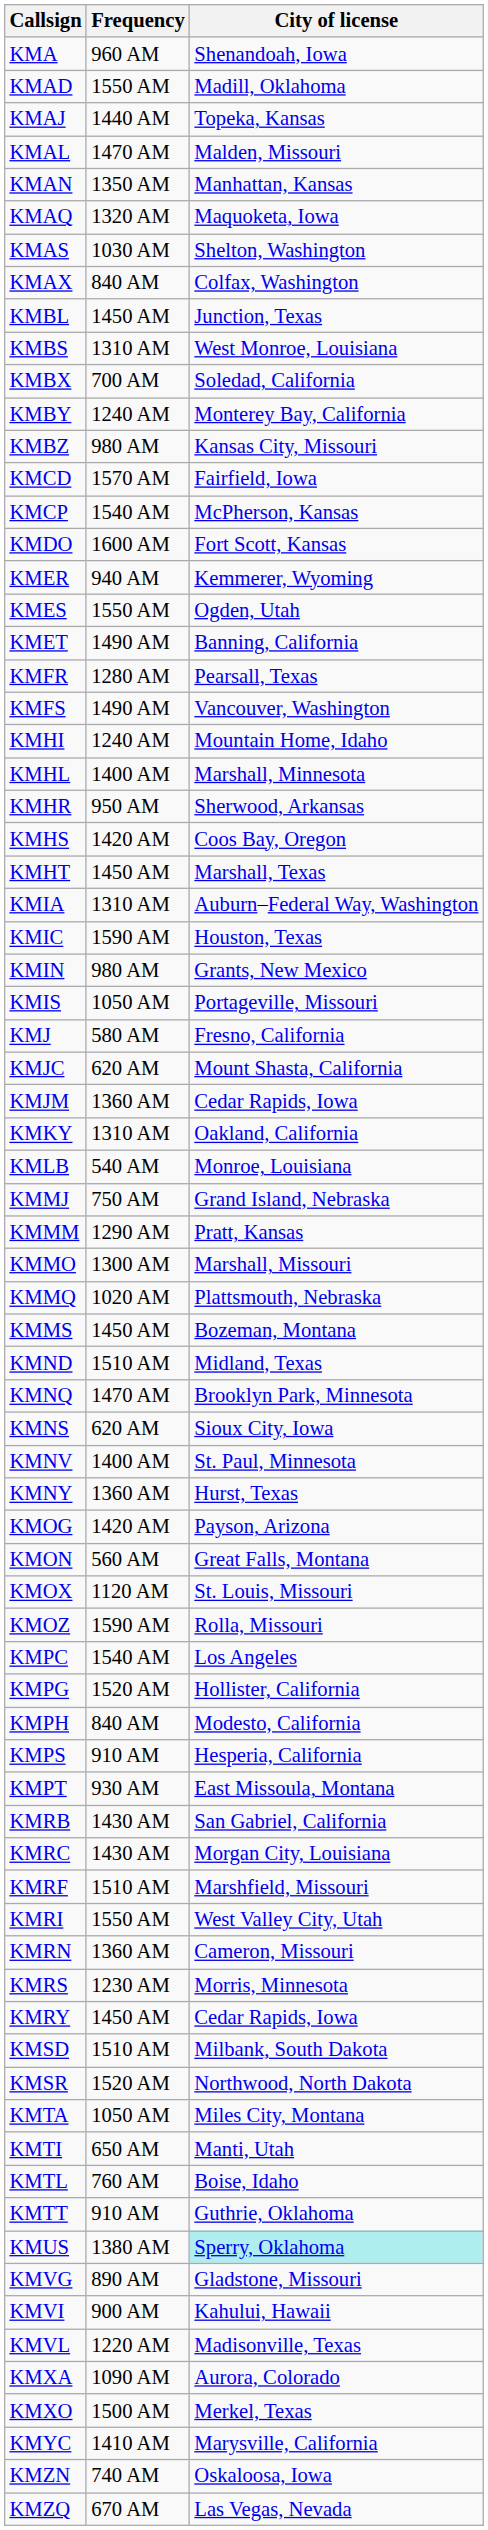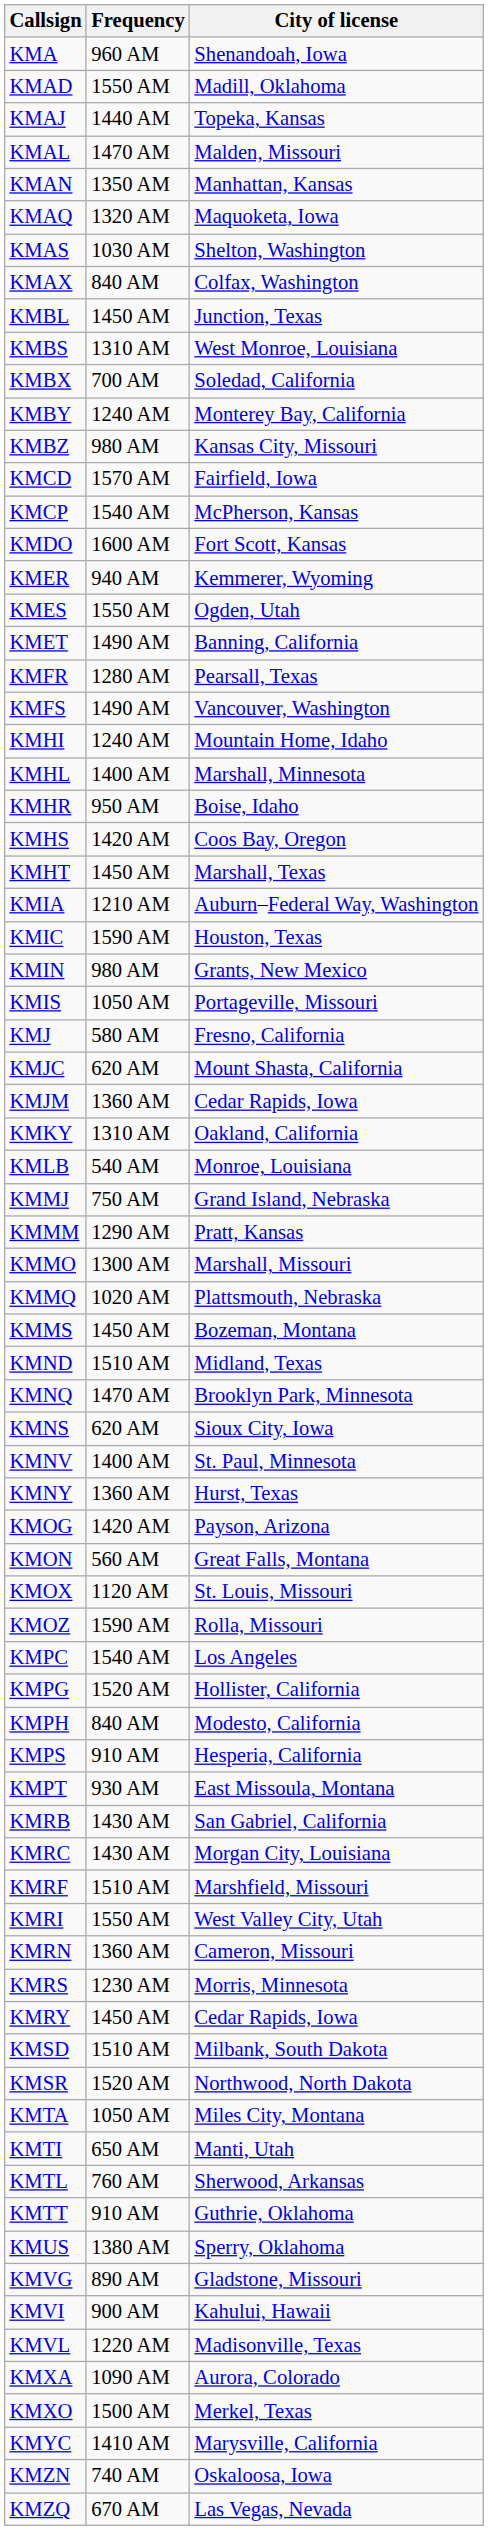(279, 806) Sherwood, Arkansas -> (246, 806) Boise, Idaho
(130, 904) 1310 AM -> (130, 904) 1210 AM
(246, 2181) Boise, Idaho -> (279, 2181) Sherwood, Arkansas
(269, 2246) paleturquoise background -> (269, 2246) no background
